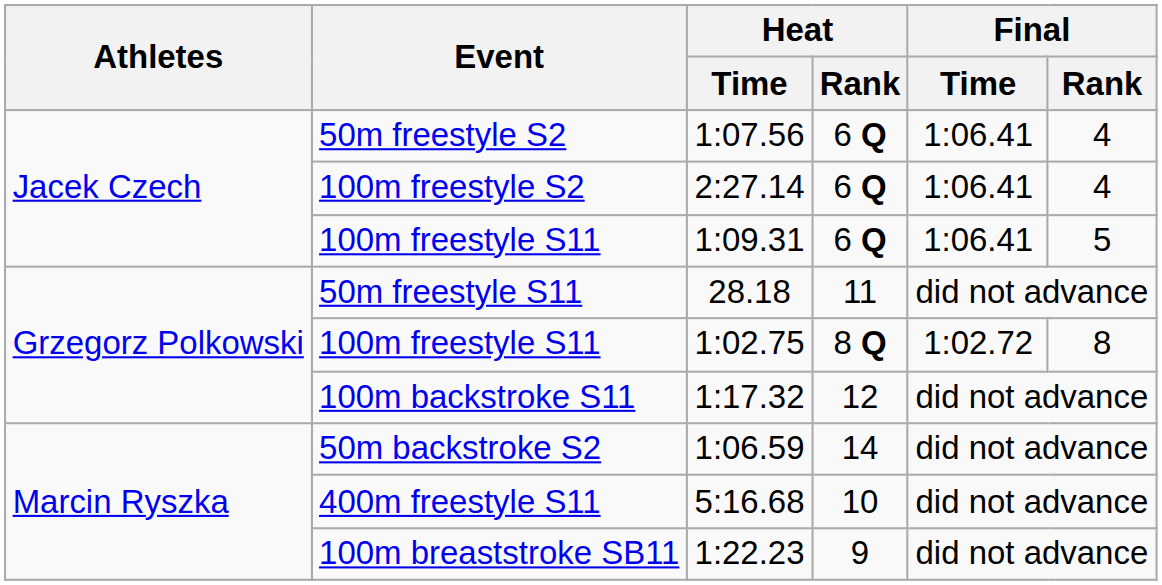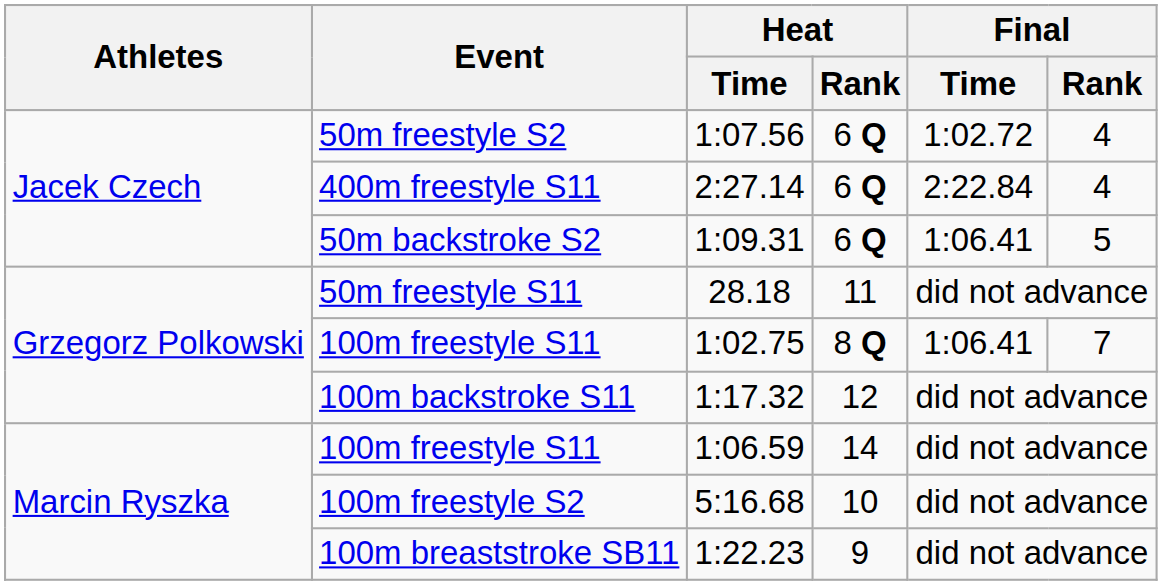(978, 135) 1:06.41 -> (978, 135) 1:02.72
(452, 187) 100m freestyle S2 -> (460, 187) 400m freestyle S11
(978, 187) 1:06.41 -> (978, 187) 2:22.84
(460, 239) 100m freestyle S11 -> (460, 239) 50m backstroke S2
(978, 344) 1:02.72 -> (978, 344) 1:06.41
(1102, 344) 8 -> (1102, 344) 7
(460, 448) 50m backstroke S2 -> (460, 448) 100m freestyle S11
(460, 501) 400m freestyle S11 -> (452, 501) 100m freestyle S2
